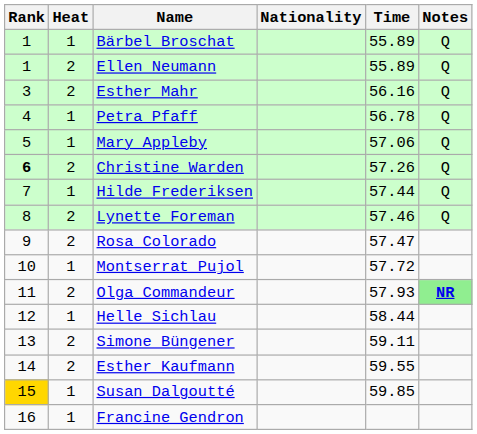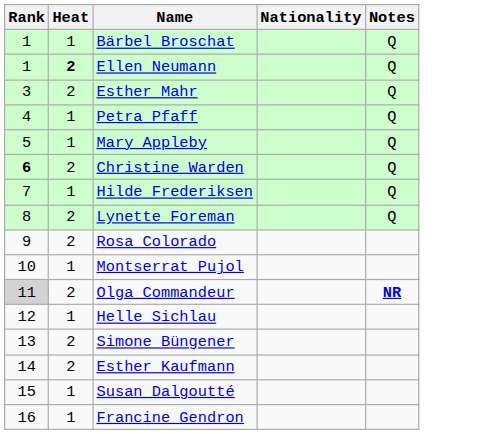- column: (392, 17)
(71, 67) normal -> (71, 67) bold
(27, 292) no background -> (27, 292) lightgrey background
(445, 292) lightgreen background -> (392, 292) no background
(27, 392) gold background -> (27, 392) no background
